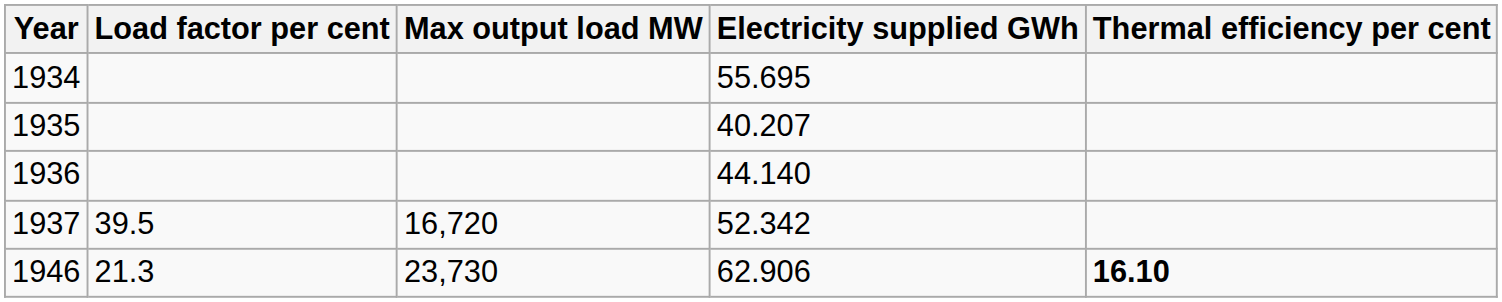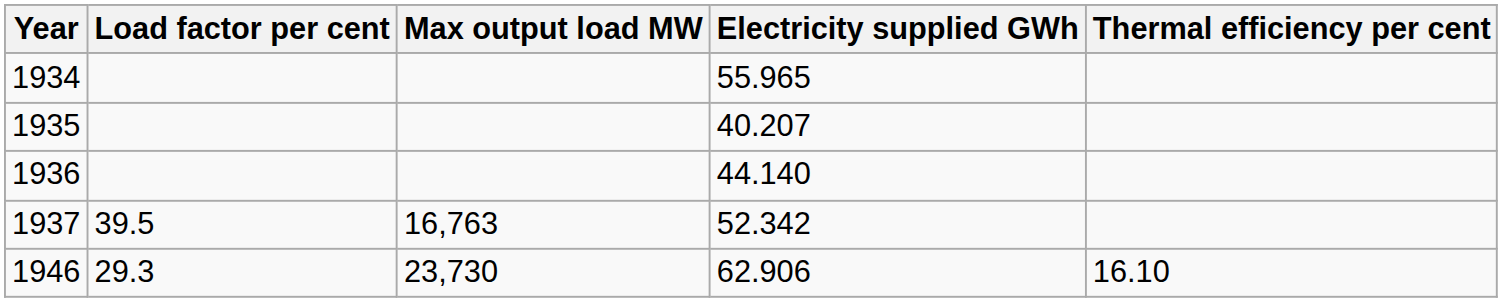(764, 77) 55.695 -> (764, 77) 55.965
(451, 223) 16,720 -> (451, 223) 16,763
(124, 272) 21.3 -> (124, 272) 29.3
(1131, 272) bold -> (1131, 272) normal
